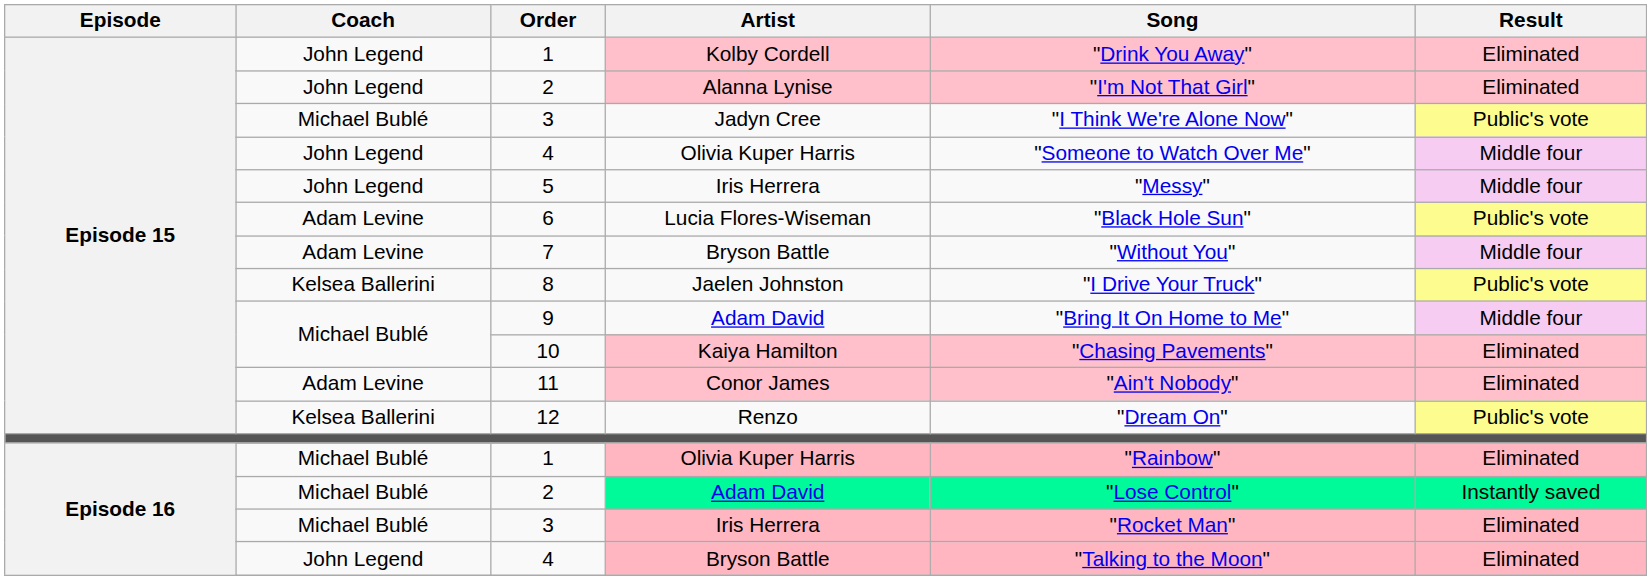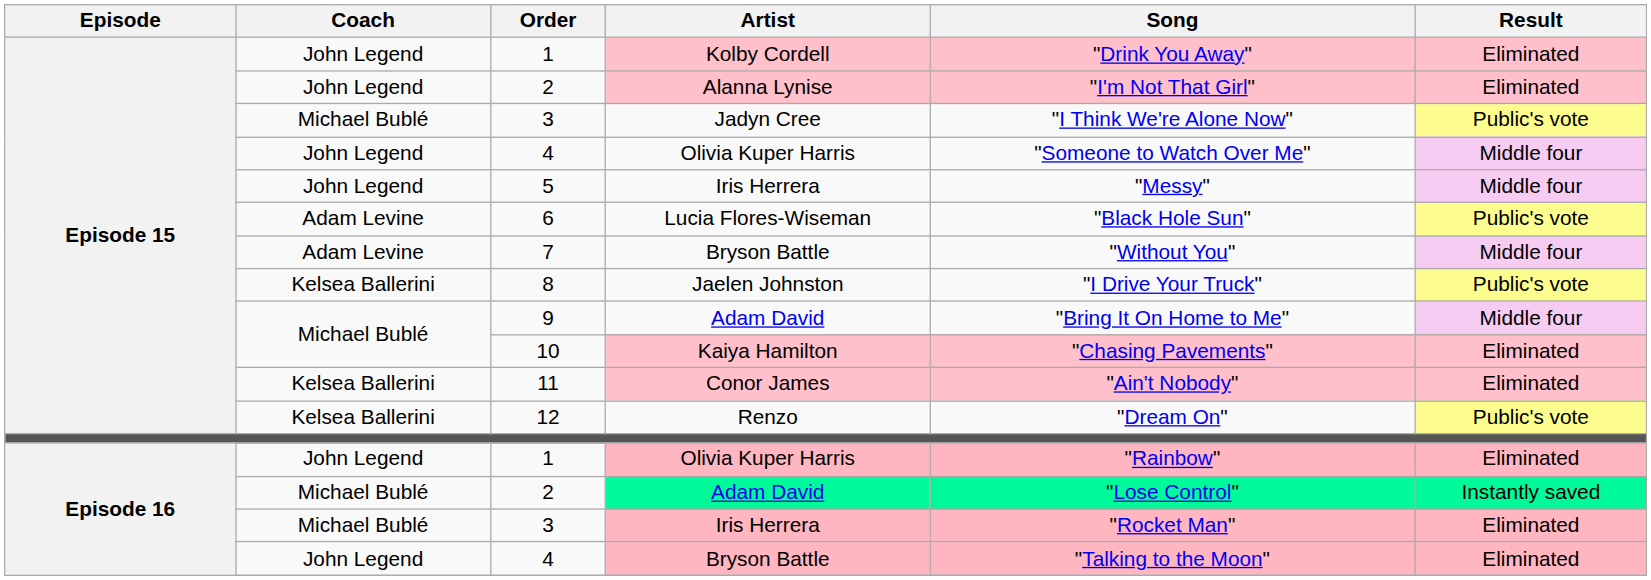(363, 383) Adam Levine -> (363, 383) Kelsea Ballerini
(363, 459) Michael Bublé -> (363, 459) John Legend
